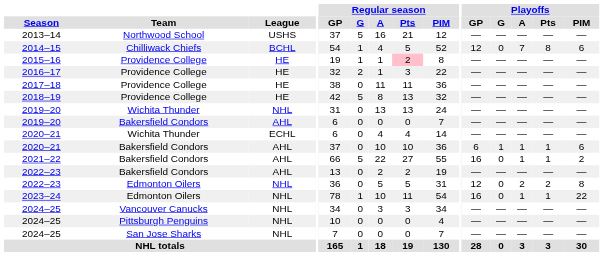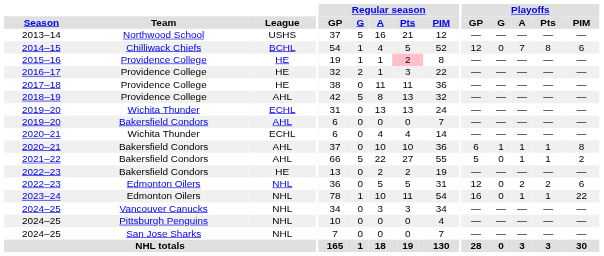(282, 97) HE -> (282, 97) AHL
(282, 109) NHL -> (282, 109) ECHL
(581, 146) 6 -> (581, 146) 8
(476, 159) 16 -> (476, 159) 5
(282, 171) AHL -> (282, 171) HE
(581, 183) 8 -> (581, 183) 6
